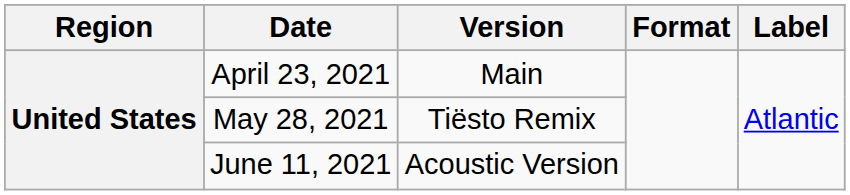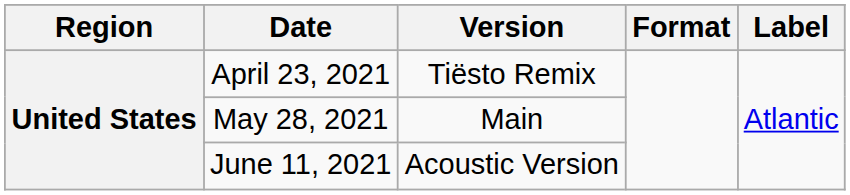(512, 73) Main -> (512, 73) Tiësto Remix
(512, 119) Tiësto Remix -> (512, 119) Main
